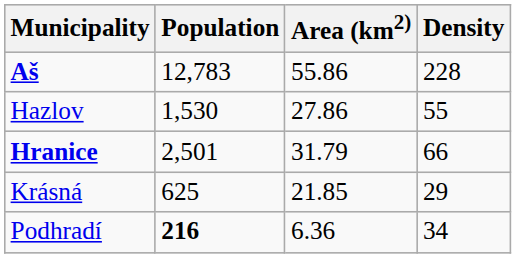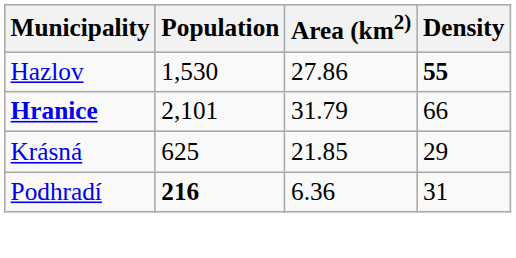- row: (25, 71)
(436, 111) normal -> (436, 71) bold
(190, 151) 2,501 -> (190, 111) 2,101
(436, 231) 34 -> (436, 191) 31
